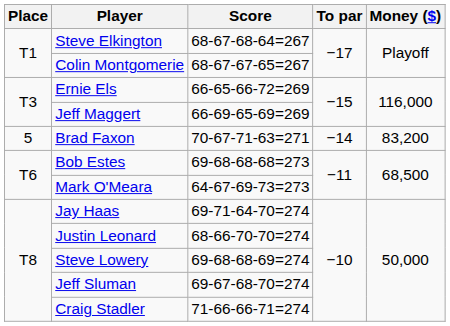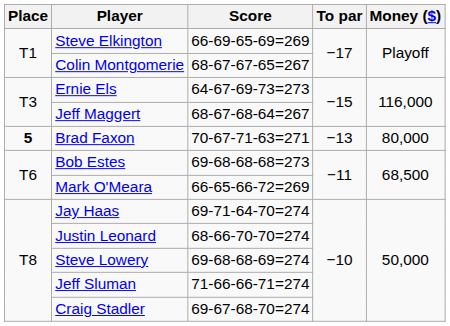(250, 41) 68-67-68-64=267 -> (250, 41) 66-69-65-69=269
(250, 89) 66-65-66-72=269 -> (250, 89) 64-67-69-73=273
(250, 114) 66-69-65-69=269 -> (250, 114) 68-67-68-64=267
(28, 138) normal -> (28, 138) bold
(339, 138) −14 -> (339, 138) −13
(405, 138) 83,200 -> (405, 138) 80,000
(250, 187) 64-67-69-73=273 -> (250, 187) 66-65-66-72=269
(250, 284) 69-67-68-70=274 -> (250, 284) 71-66-66-71=274
(250, 308) 71-66-66-71=274 -> (250, 308) 69-67-68-70=274
